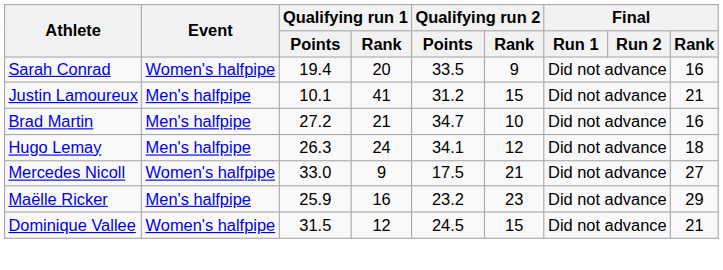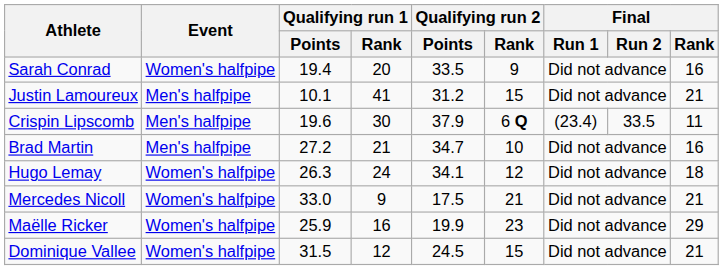+ row: (71, 122)
(198, 148) Men's halfpipe -> (210, 174) Women's halfpipe
(694, 174) 27 -> (694, 199) 21
(198, 199) Men's halfpipe -> (210, 225) Women's halfpipe
(448, 199) 23.2 -> (448, 225) 19.9
